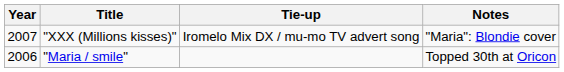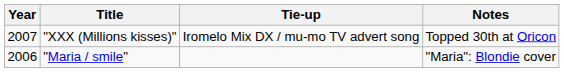(491, 36) "Maria": Blondie cover -> (491, 36) Topped 30th at Oricon
(491, 57) Topped 30th at Oricon -> (491, 57) "Maria": Blondie cover
